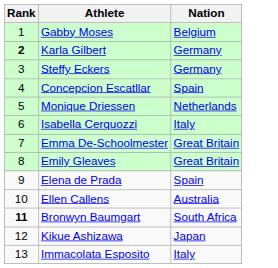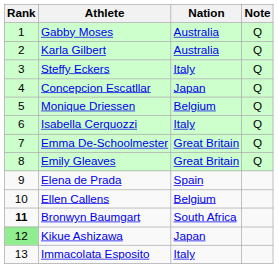+ column: (258, 13)
(195, 32) Belgium -> (196, 32) Australia
(21, 50) bold -> (21, 50) normal
(198, 50) Germany -> (196, 50) Australia
(198, 69) Germany -> (184, 69) Italy
(189, 87) Spain -> (190, 87) Japan
(205, 106) Netherlands -> (195, 106) Belgium
(196, 198) Australia -> (195, 198) Belgium
(21, 236) no background -> (21, 236) lightgreen background
